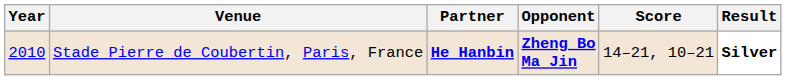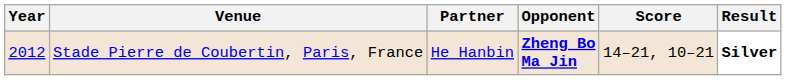(27, 53) 2010 -> (27, 53) 2012
(472, 53) bold -> (472, 53) normal
